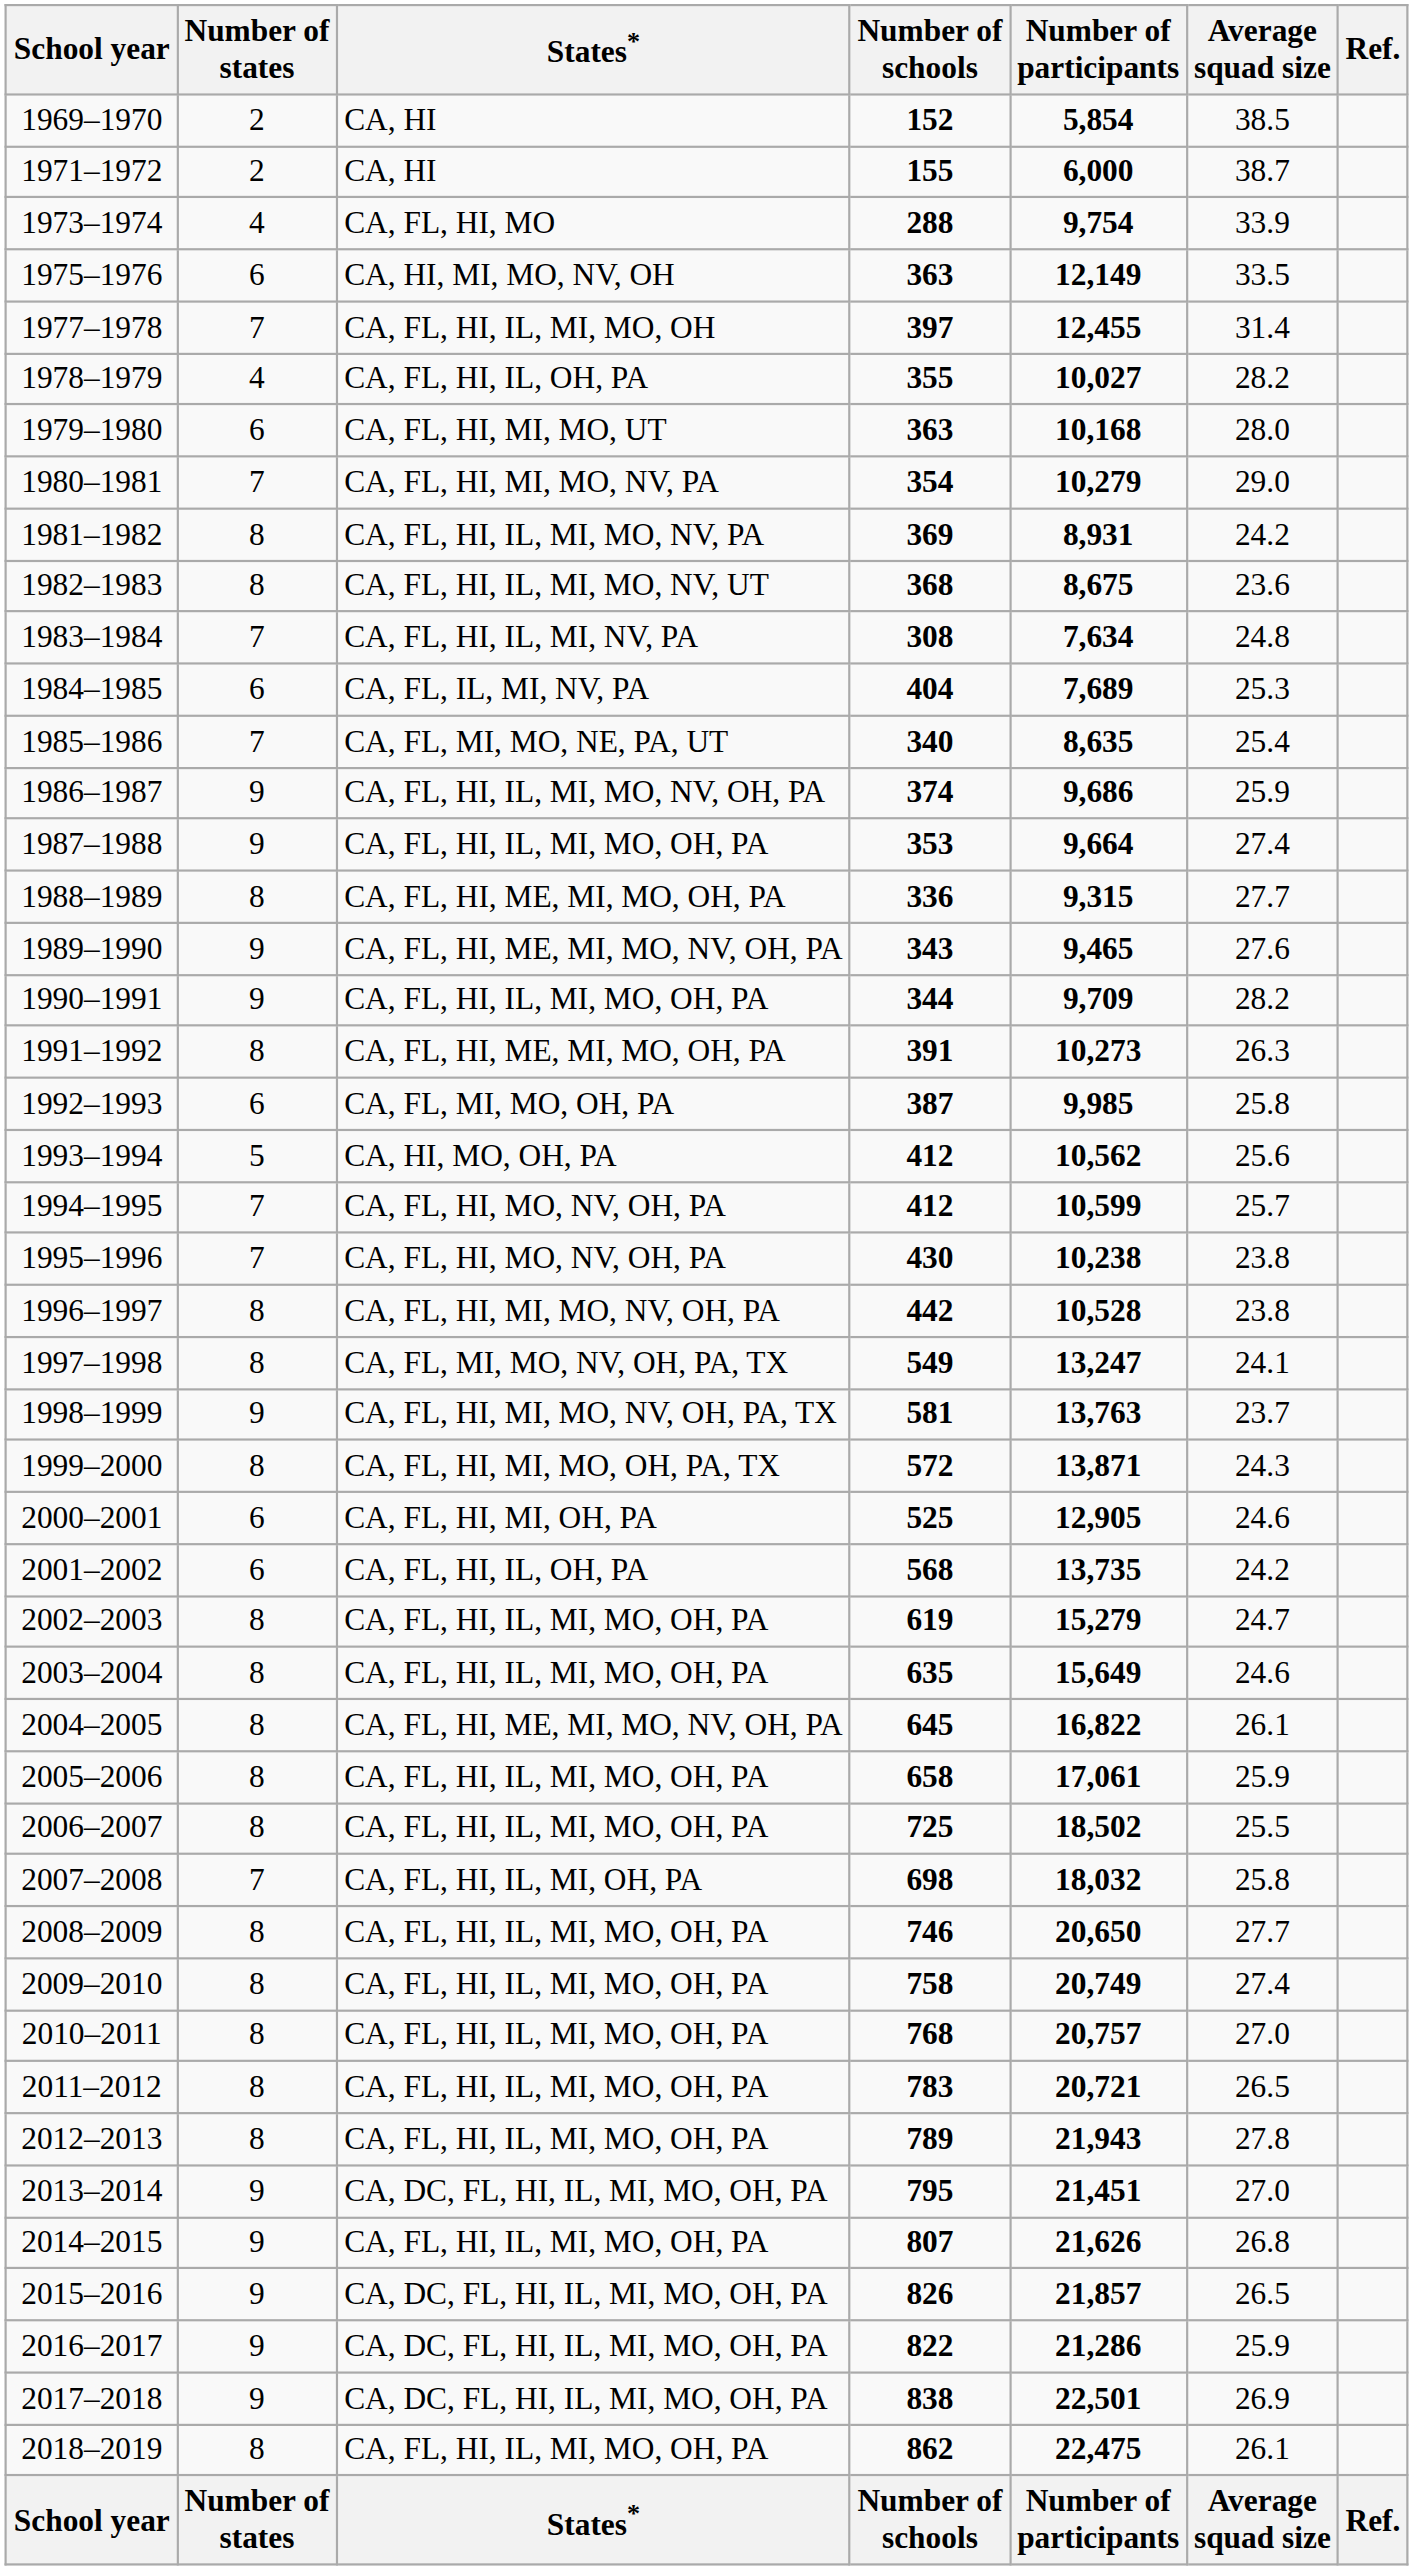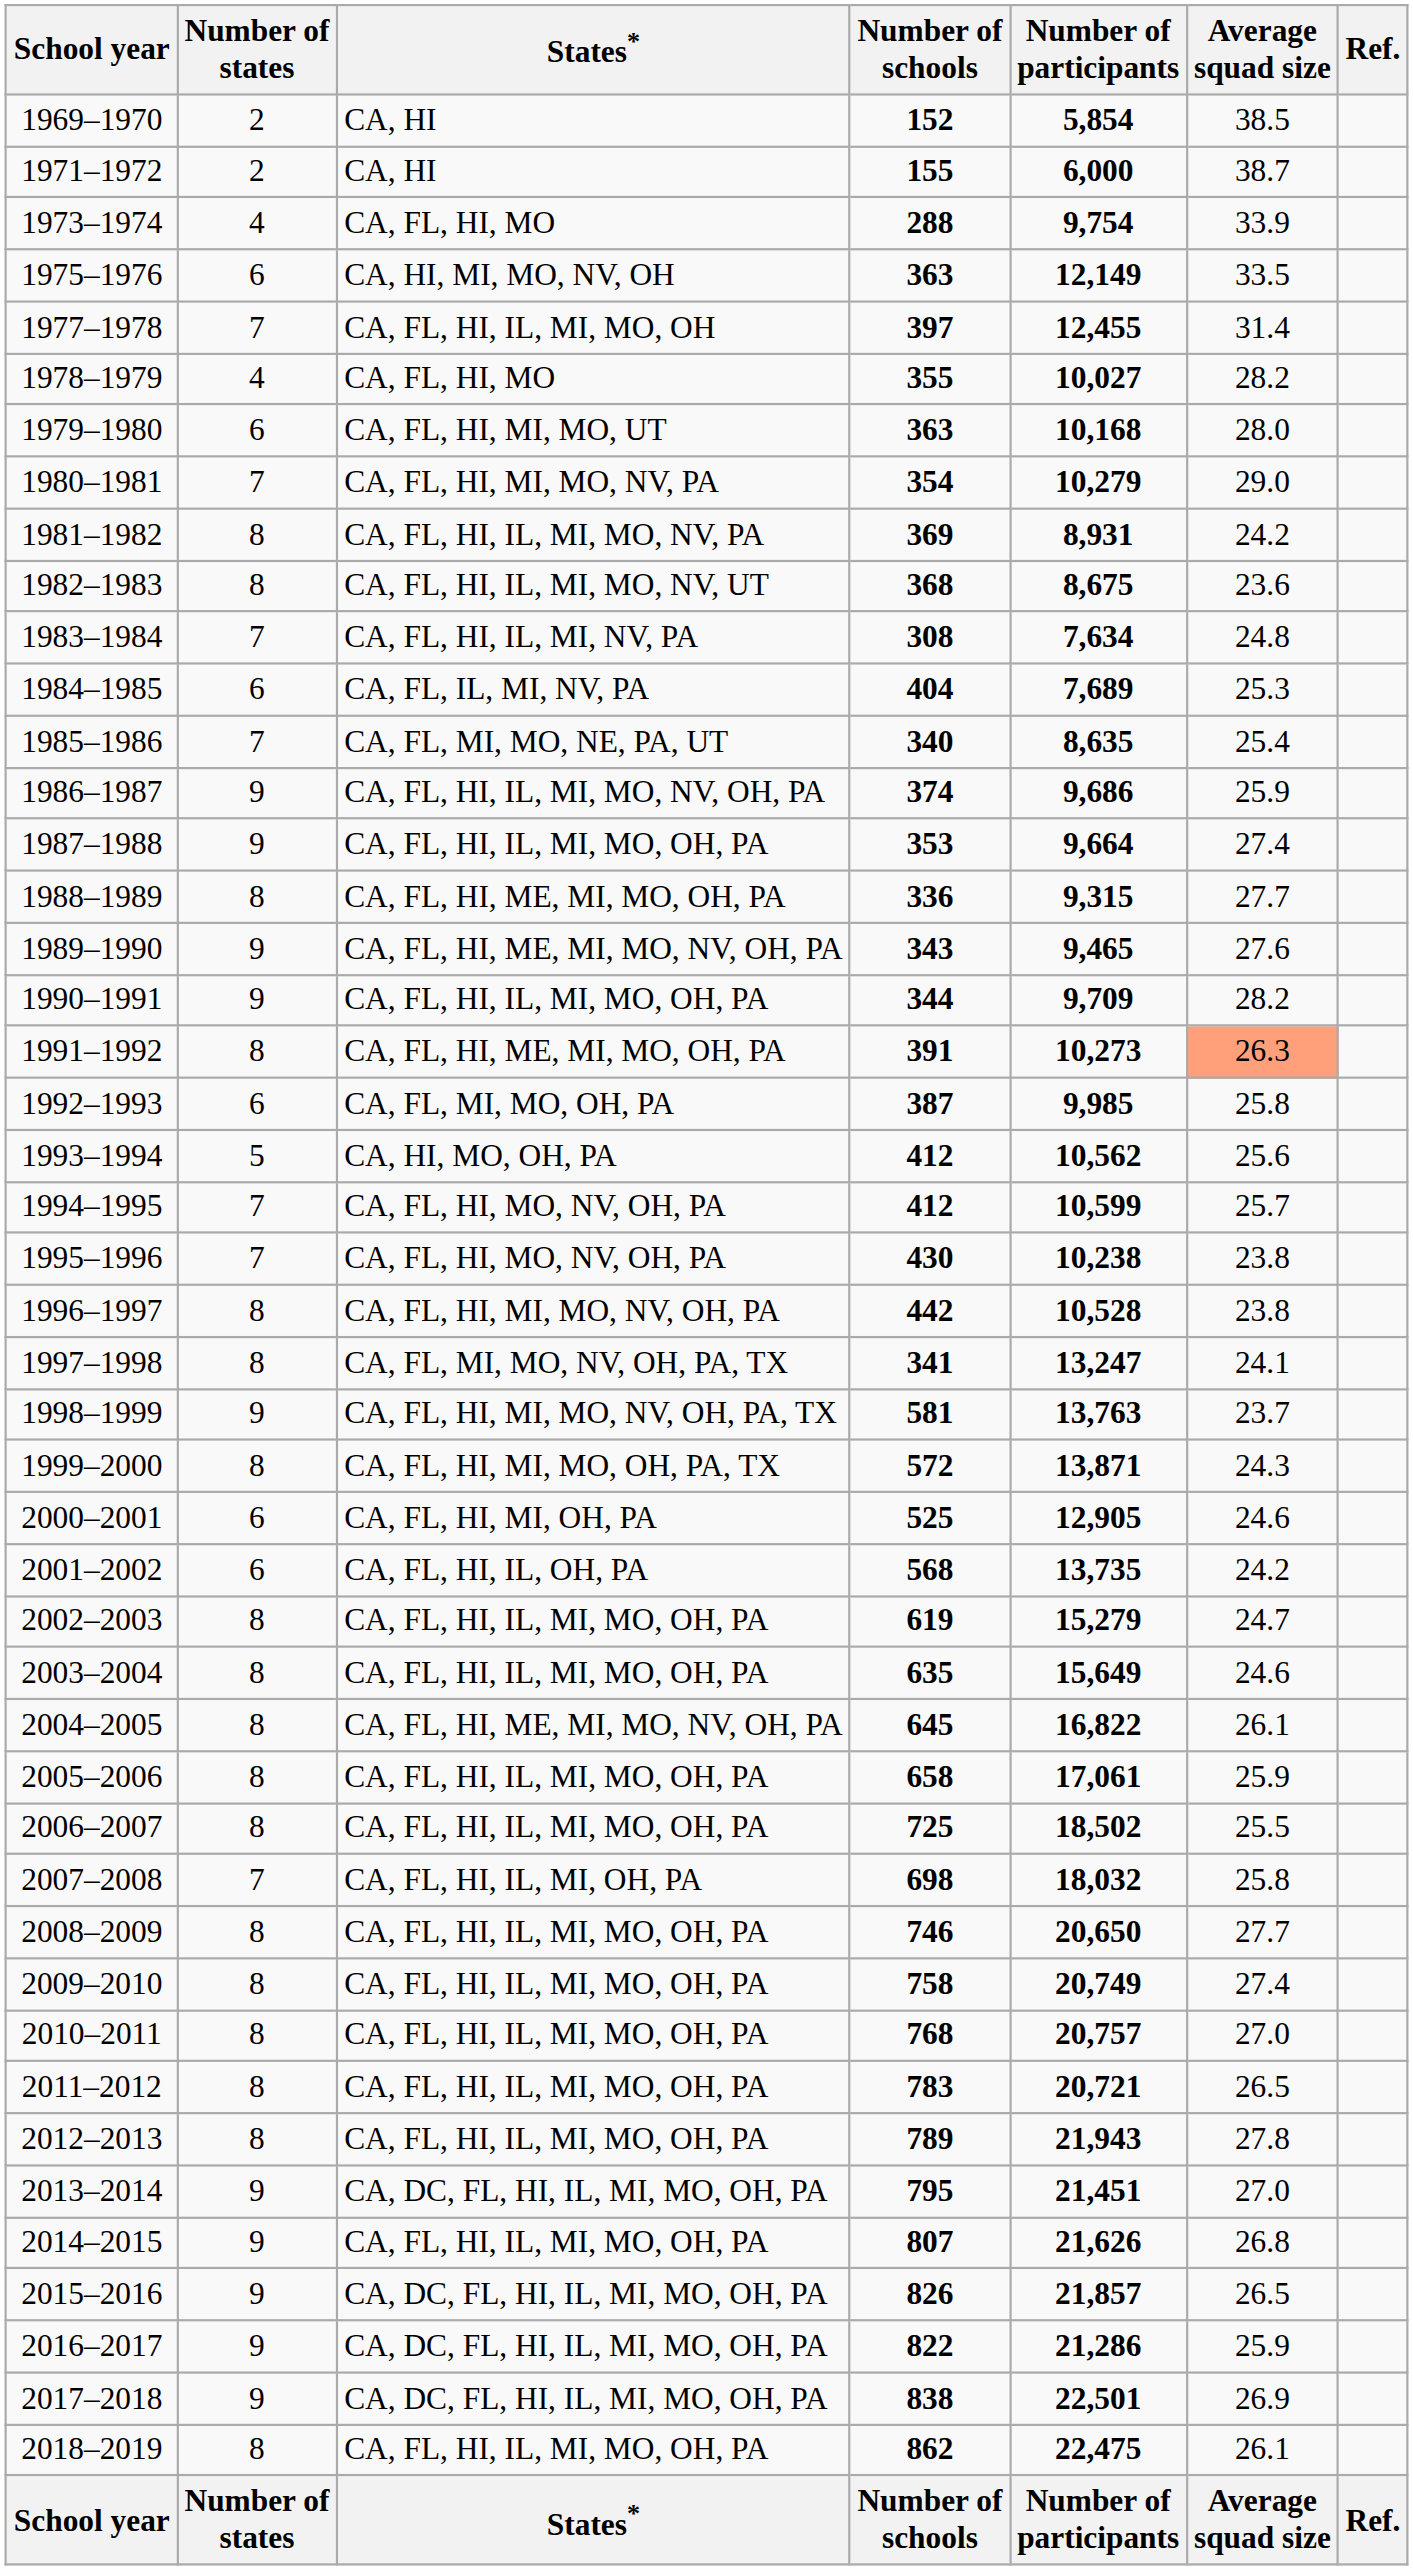(496, 378) CA, FL, HI, IL, OH, PA -> (450, 378) CA, FL, HI, MO
(1262, 1051) no background -> (1262, 1051) lightsalmon background
(930, 1362) 549 -> (930, 1362) 341
